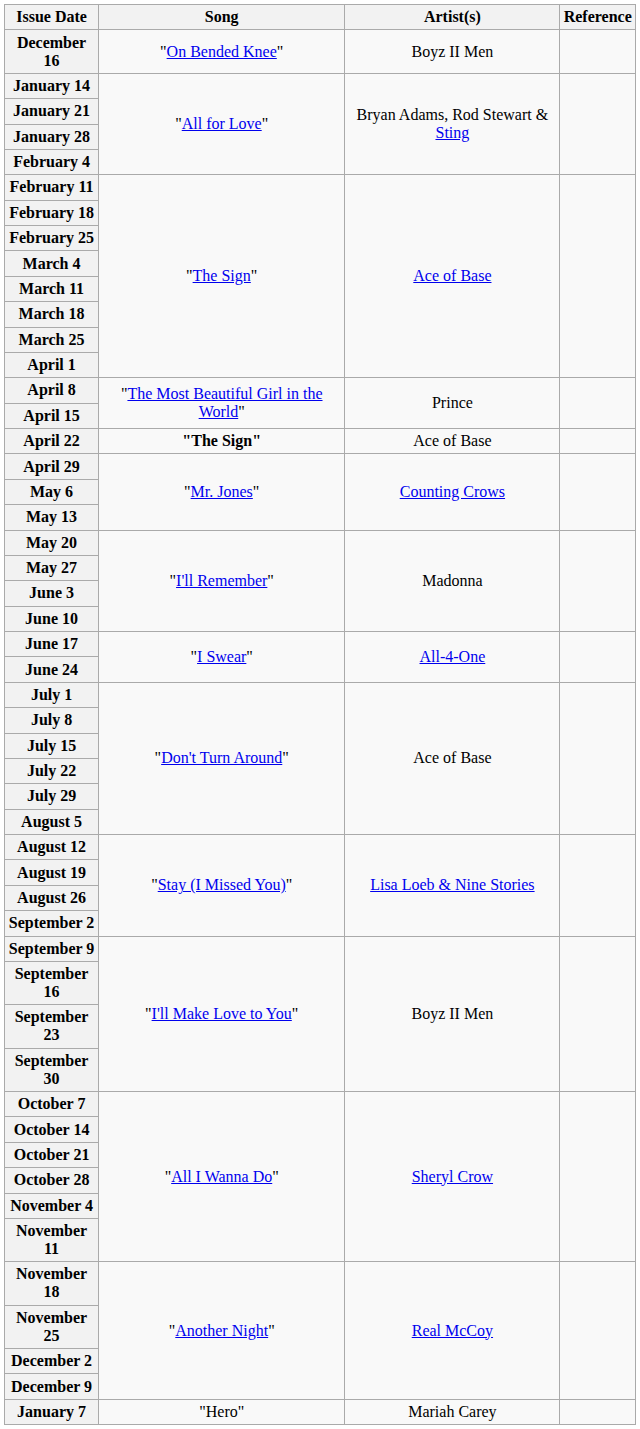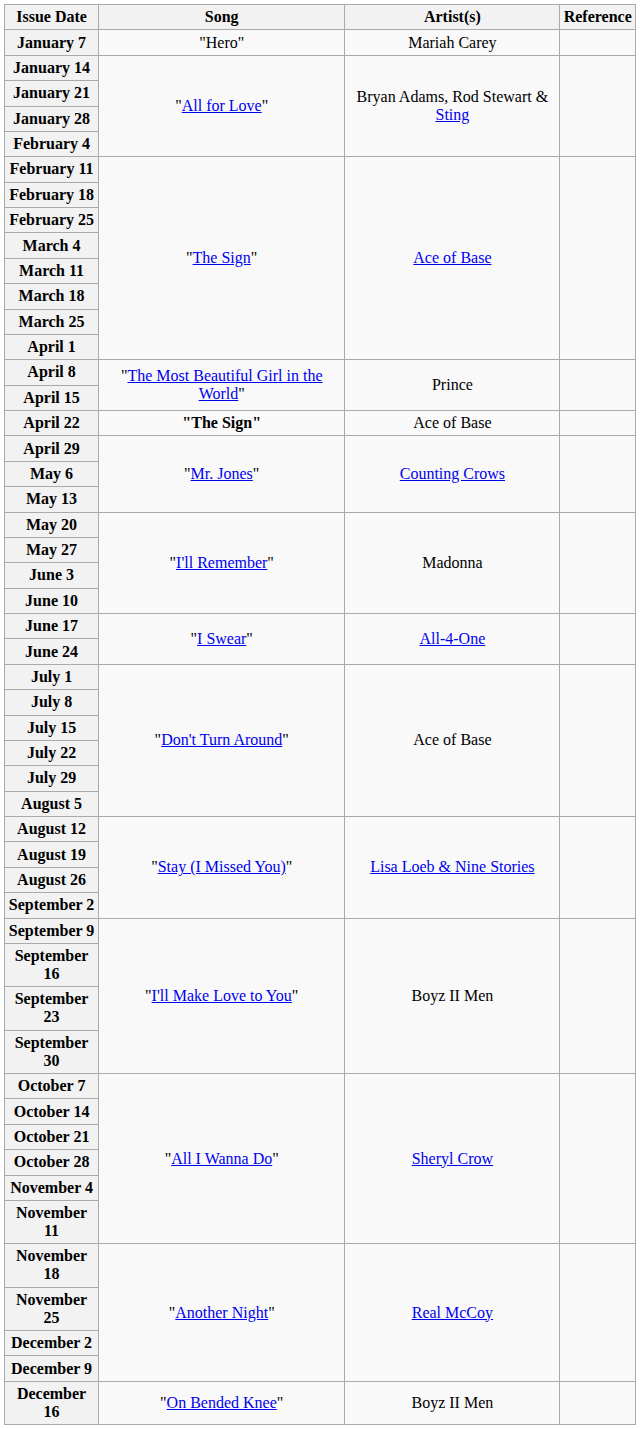rows swapped: (52, 1411) <-> (52, 51)
